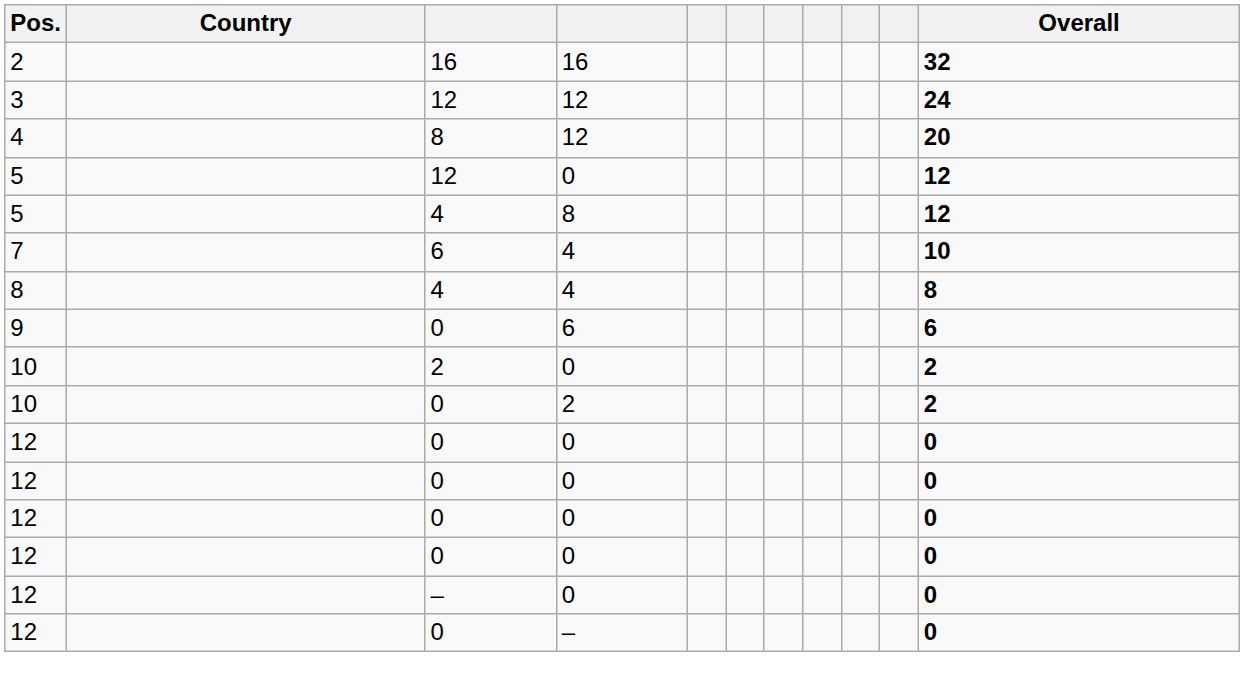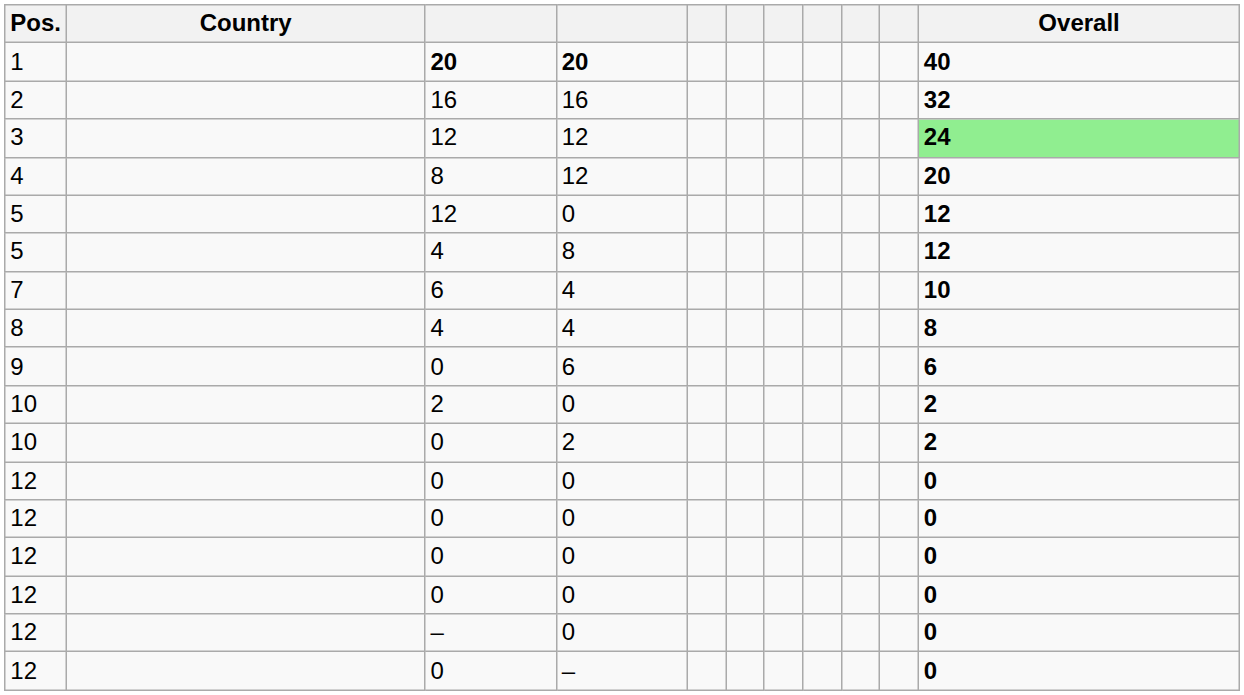+ row: (17, 61)
(937, 99) no background -> (937, 137) lightgreen background
